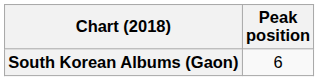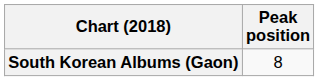(278, 62) 6 -> (278, 62) 8
